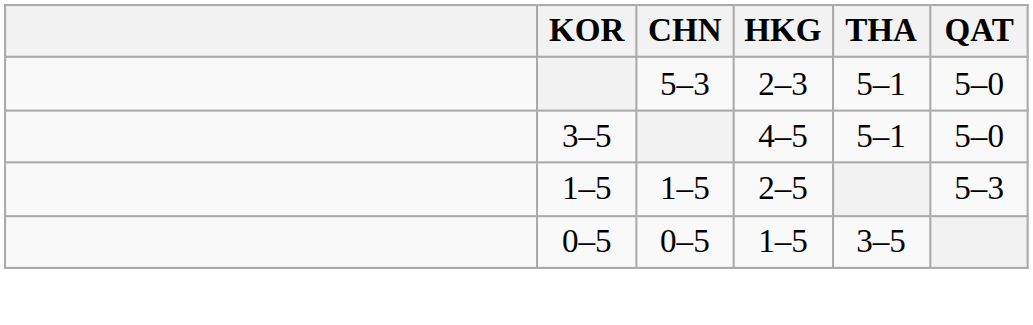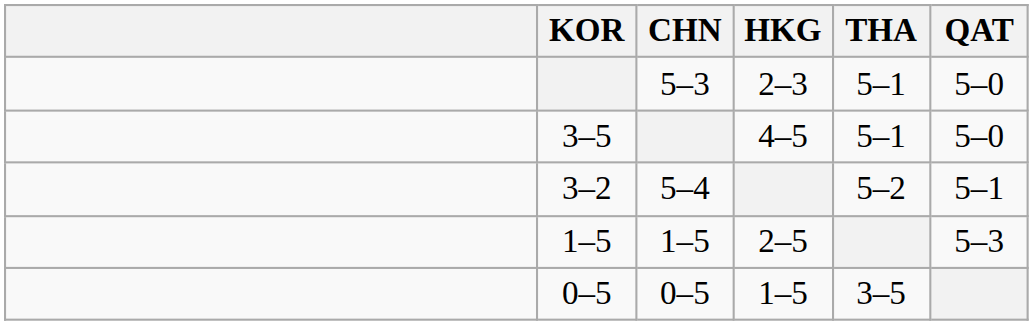+ row: (587, 188)
